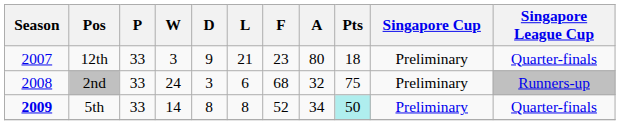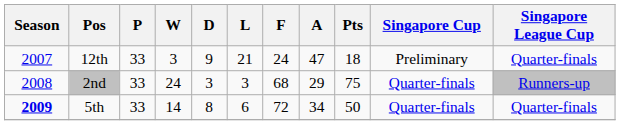(281, 58) 23 -> (281, 58) 24
(317, 58) 80 -> (317, 58) 47
(245, 82) 6 -> (245, 82) 3
(317, 82) 32 -> (317, 82) 29
(432, 82) Preliminary -> (432, 82) Quarter-finals
(245, 107) 8 -> (245, 107) 6
(281, 107) 52 -> (281, 107) 72
(353, 107) paleturquoise background -> (353, 107) no background
(432, 107) Preliminary -> (432, 107) Quarter-finals
